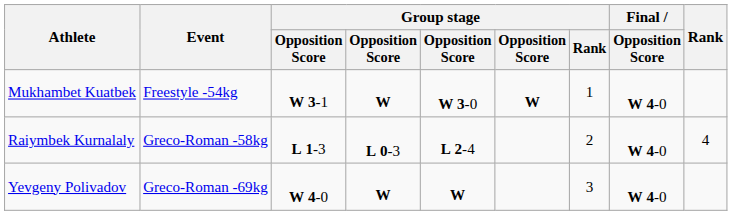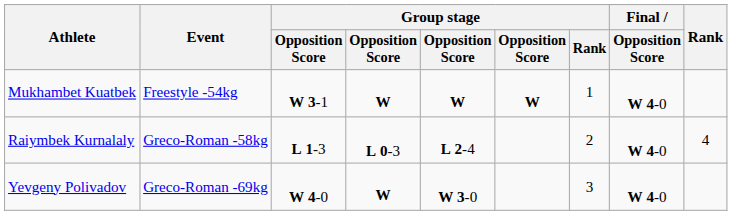(458, 104) W 3-0 -> (458, 102) W
(458, 196) W -> (458, 198) W 3-0
